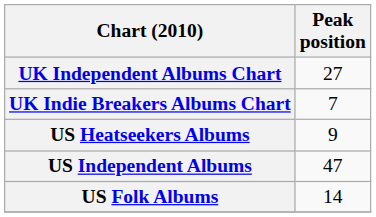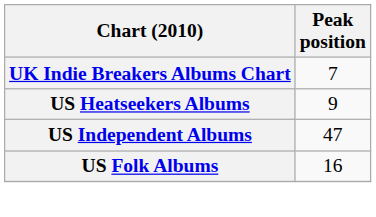- row: (150, 72)
(333, 196) 14 -> (333, 165) 16
